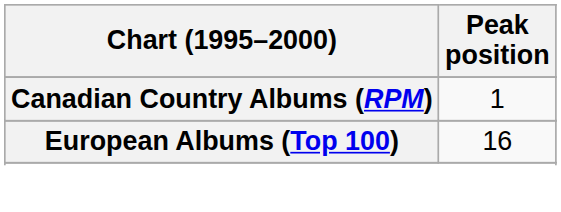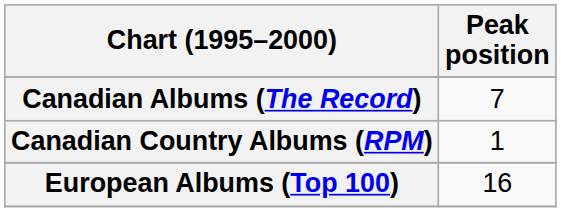+ row: (222, 98)
